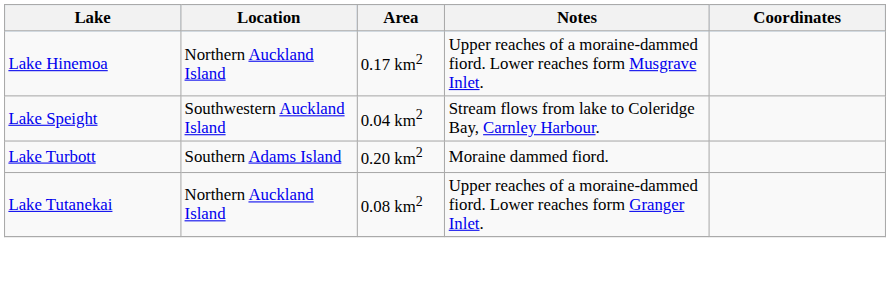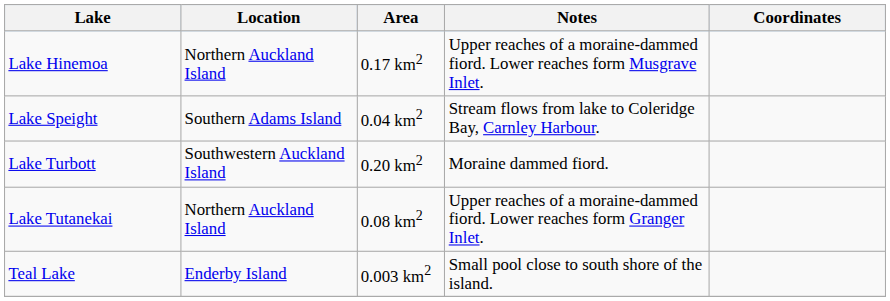(265, 118) Southwestern Auckland Island -> (263, 118) Southern Adams Island
(263, 156) Southern Adams Island -> (265, 163) Southwestern Auckland Island
+ row: (42, 273)
